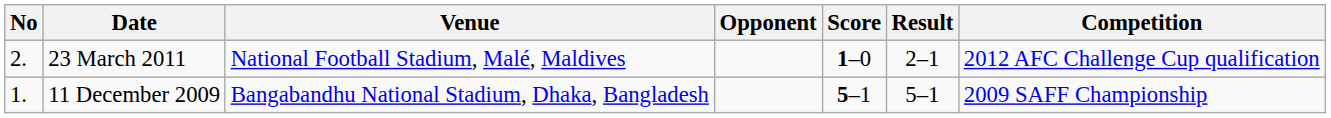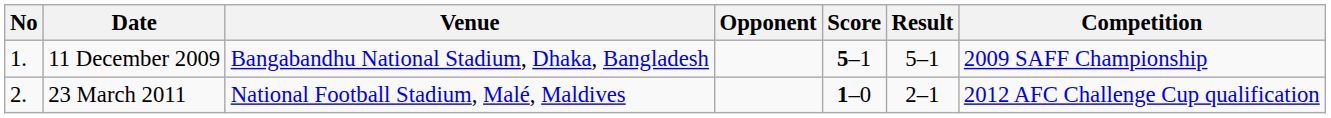rows swapped: (134, 94) <-> (117, 58)
